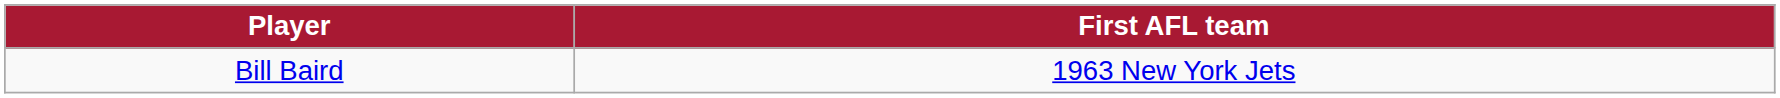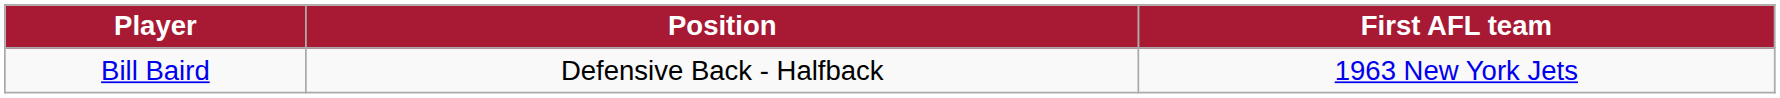+ column: (722, 26)
